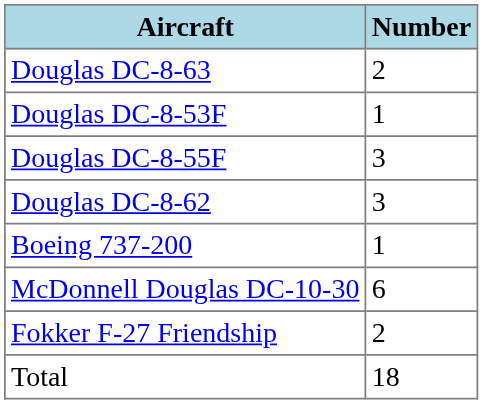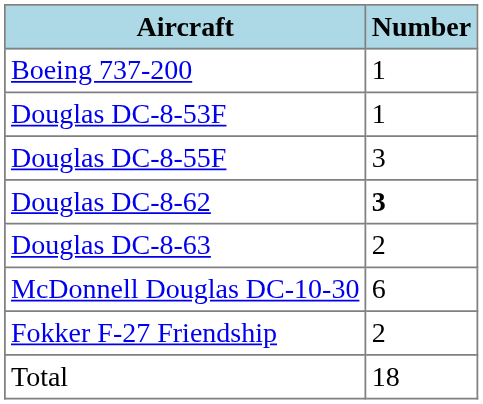rows swapped: (102, 245) <-> (111, 70)
(379, 201) normal -> (379, 201) bold
